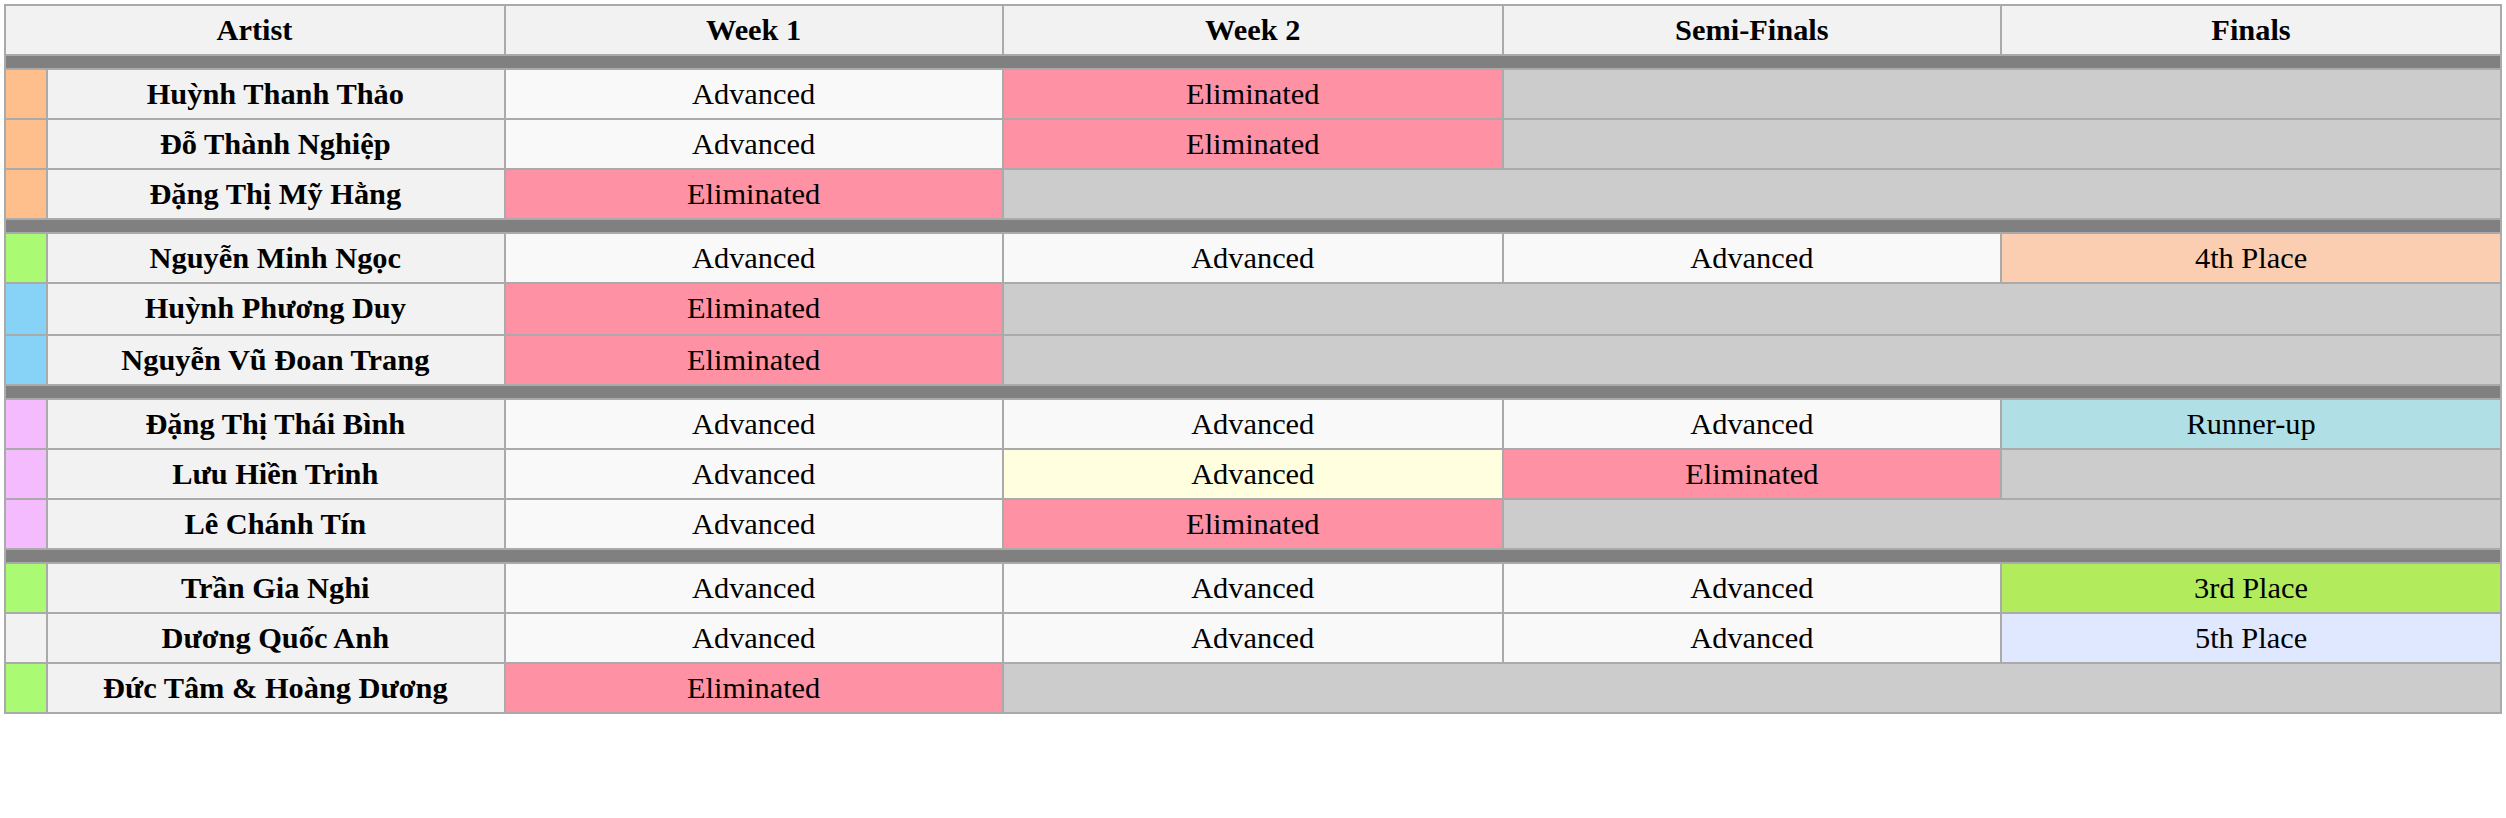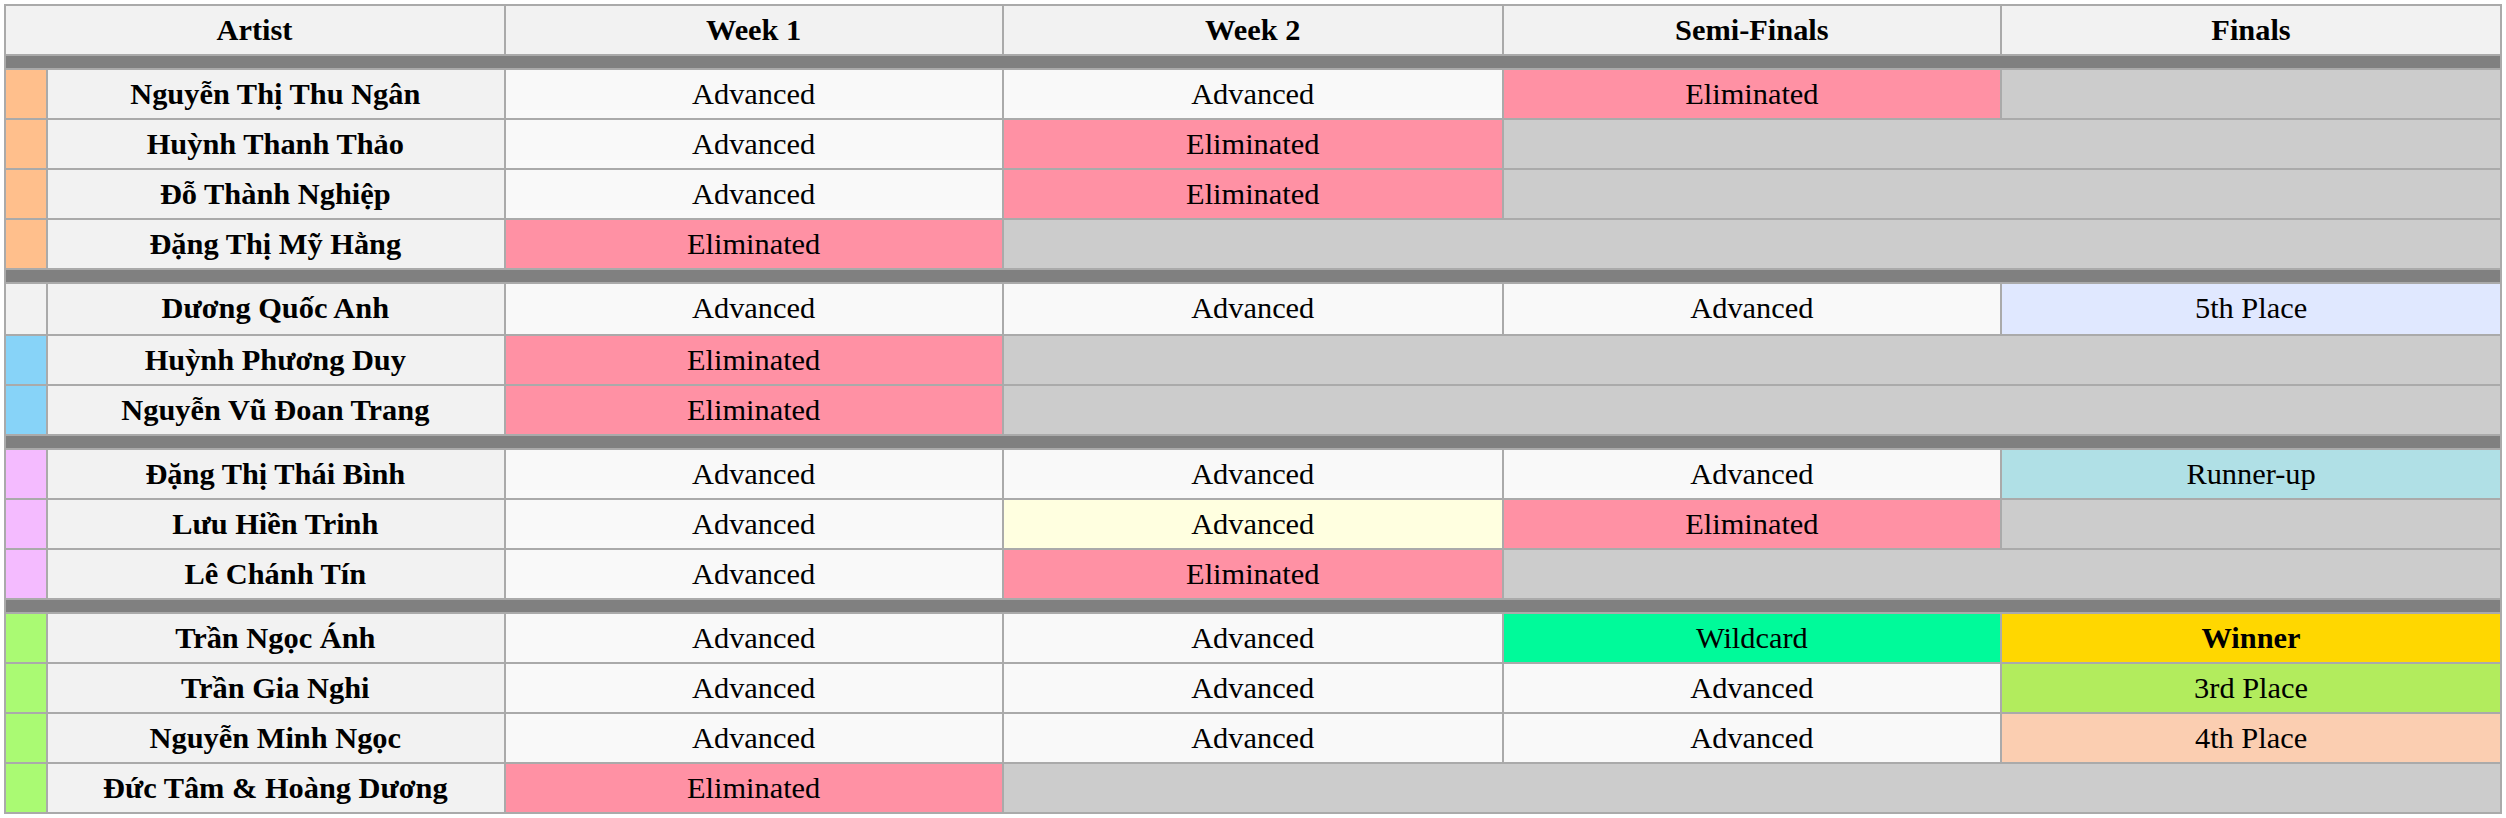+ row: (275, 94)
rows swapped: (275, 637) <-> (275, 258)
+ row: (275, 637)
